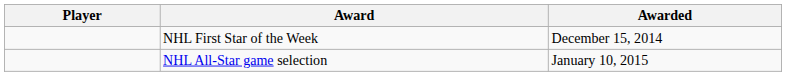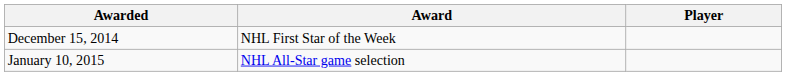columns swapped: (82, 15) <-> (665, 15)
